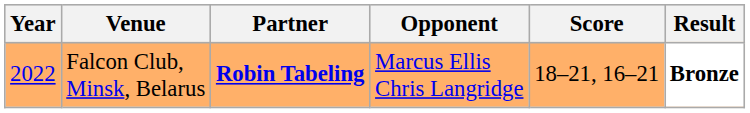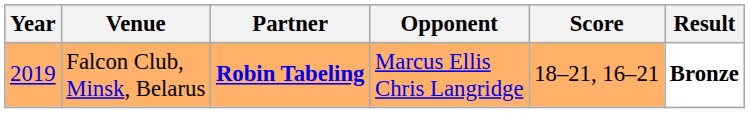(33, 74) 2022 -> (33, 74) 2019
